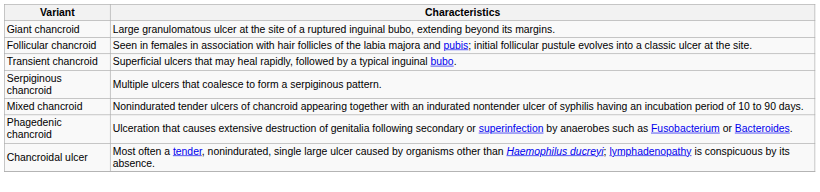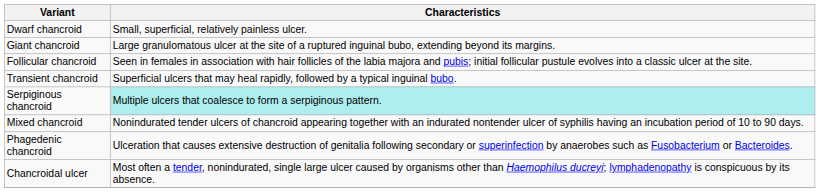+ row: (44, 29)
(247, 84) no background -> (247, 101) paleturquoise background
